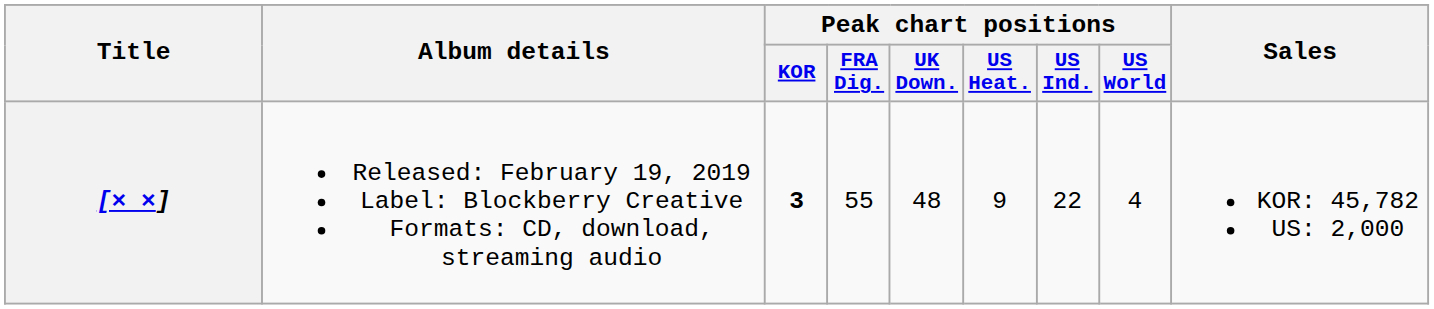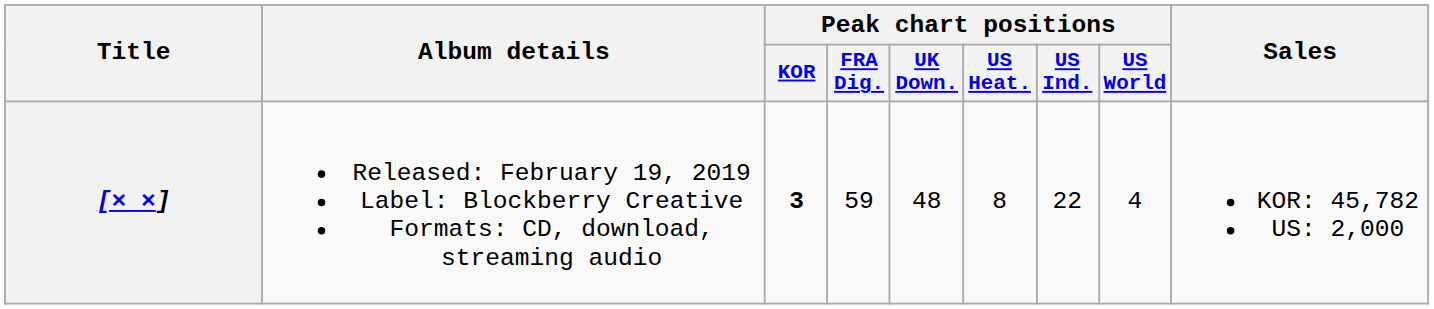(859, 202) 55 -> (859, 202) 59
(1000, 202) 9 -> (1000, 202) 8
